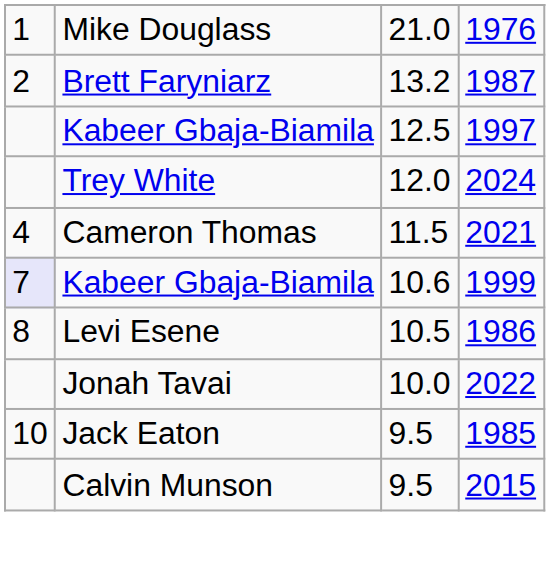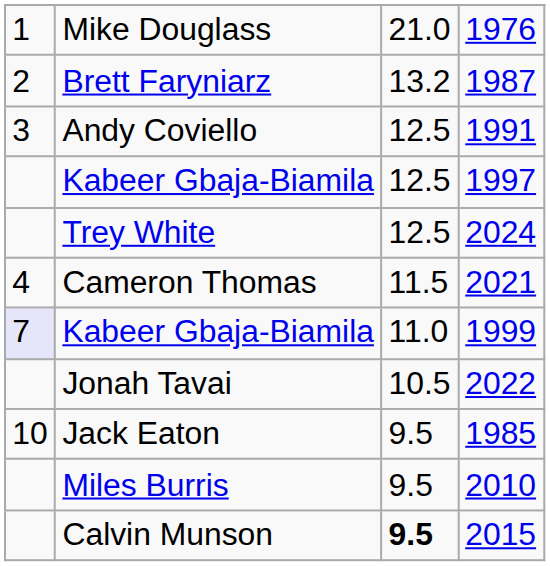+ row: (160, 130)
(420, 181) 12.0 -> (420, 231) 12.5
(420, 282) 10.6 -> (418, 332) 11.0
- row: (141, 332)
(420, 383) 10.0 -> (420, 383) 10.5
+ row: (146, 484)
(411, 484) normal -> (411, 534) bold
